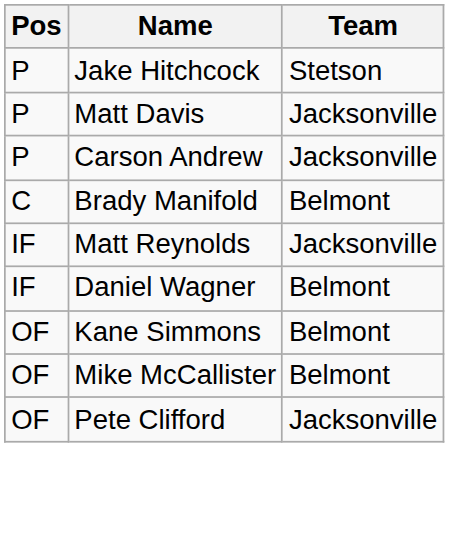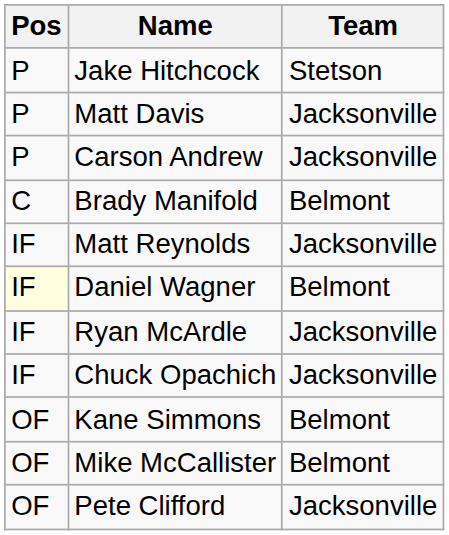(23, 288) no background -> (23, 288) lightyellow background
+ row: (161, 331)
+ row: (175, 375)
